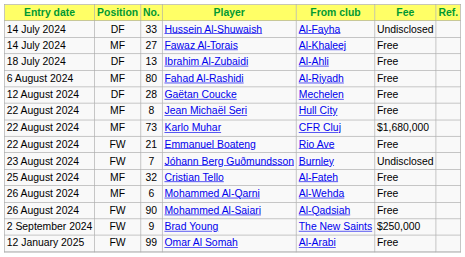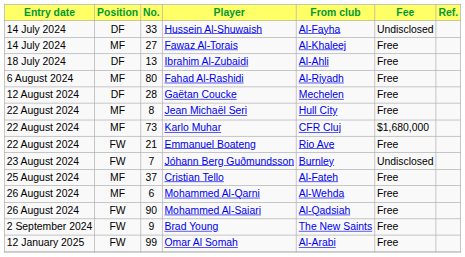(151, 177) 32 -> (151, 177) 37
(399, 227) $250,000 -> (388, 227) Free
